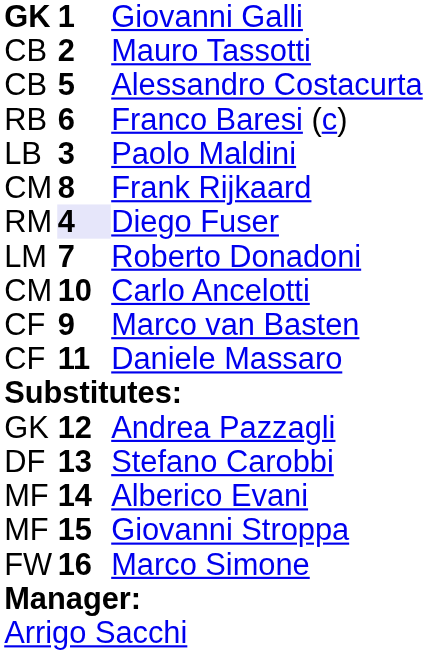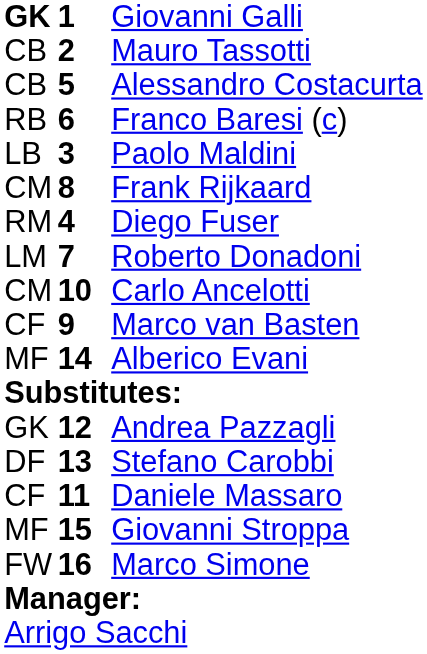(66, 222) lavender background -> (66, 222) no background
rows swapped: (227, 359) <-> (210, 495)
